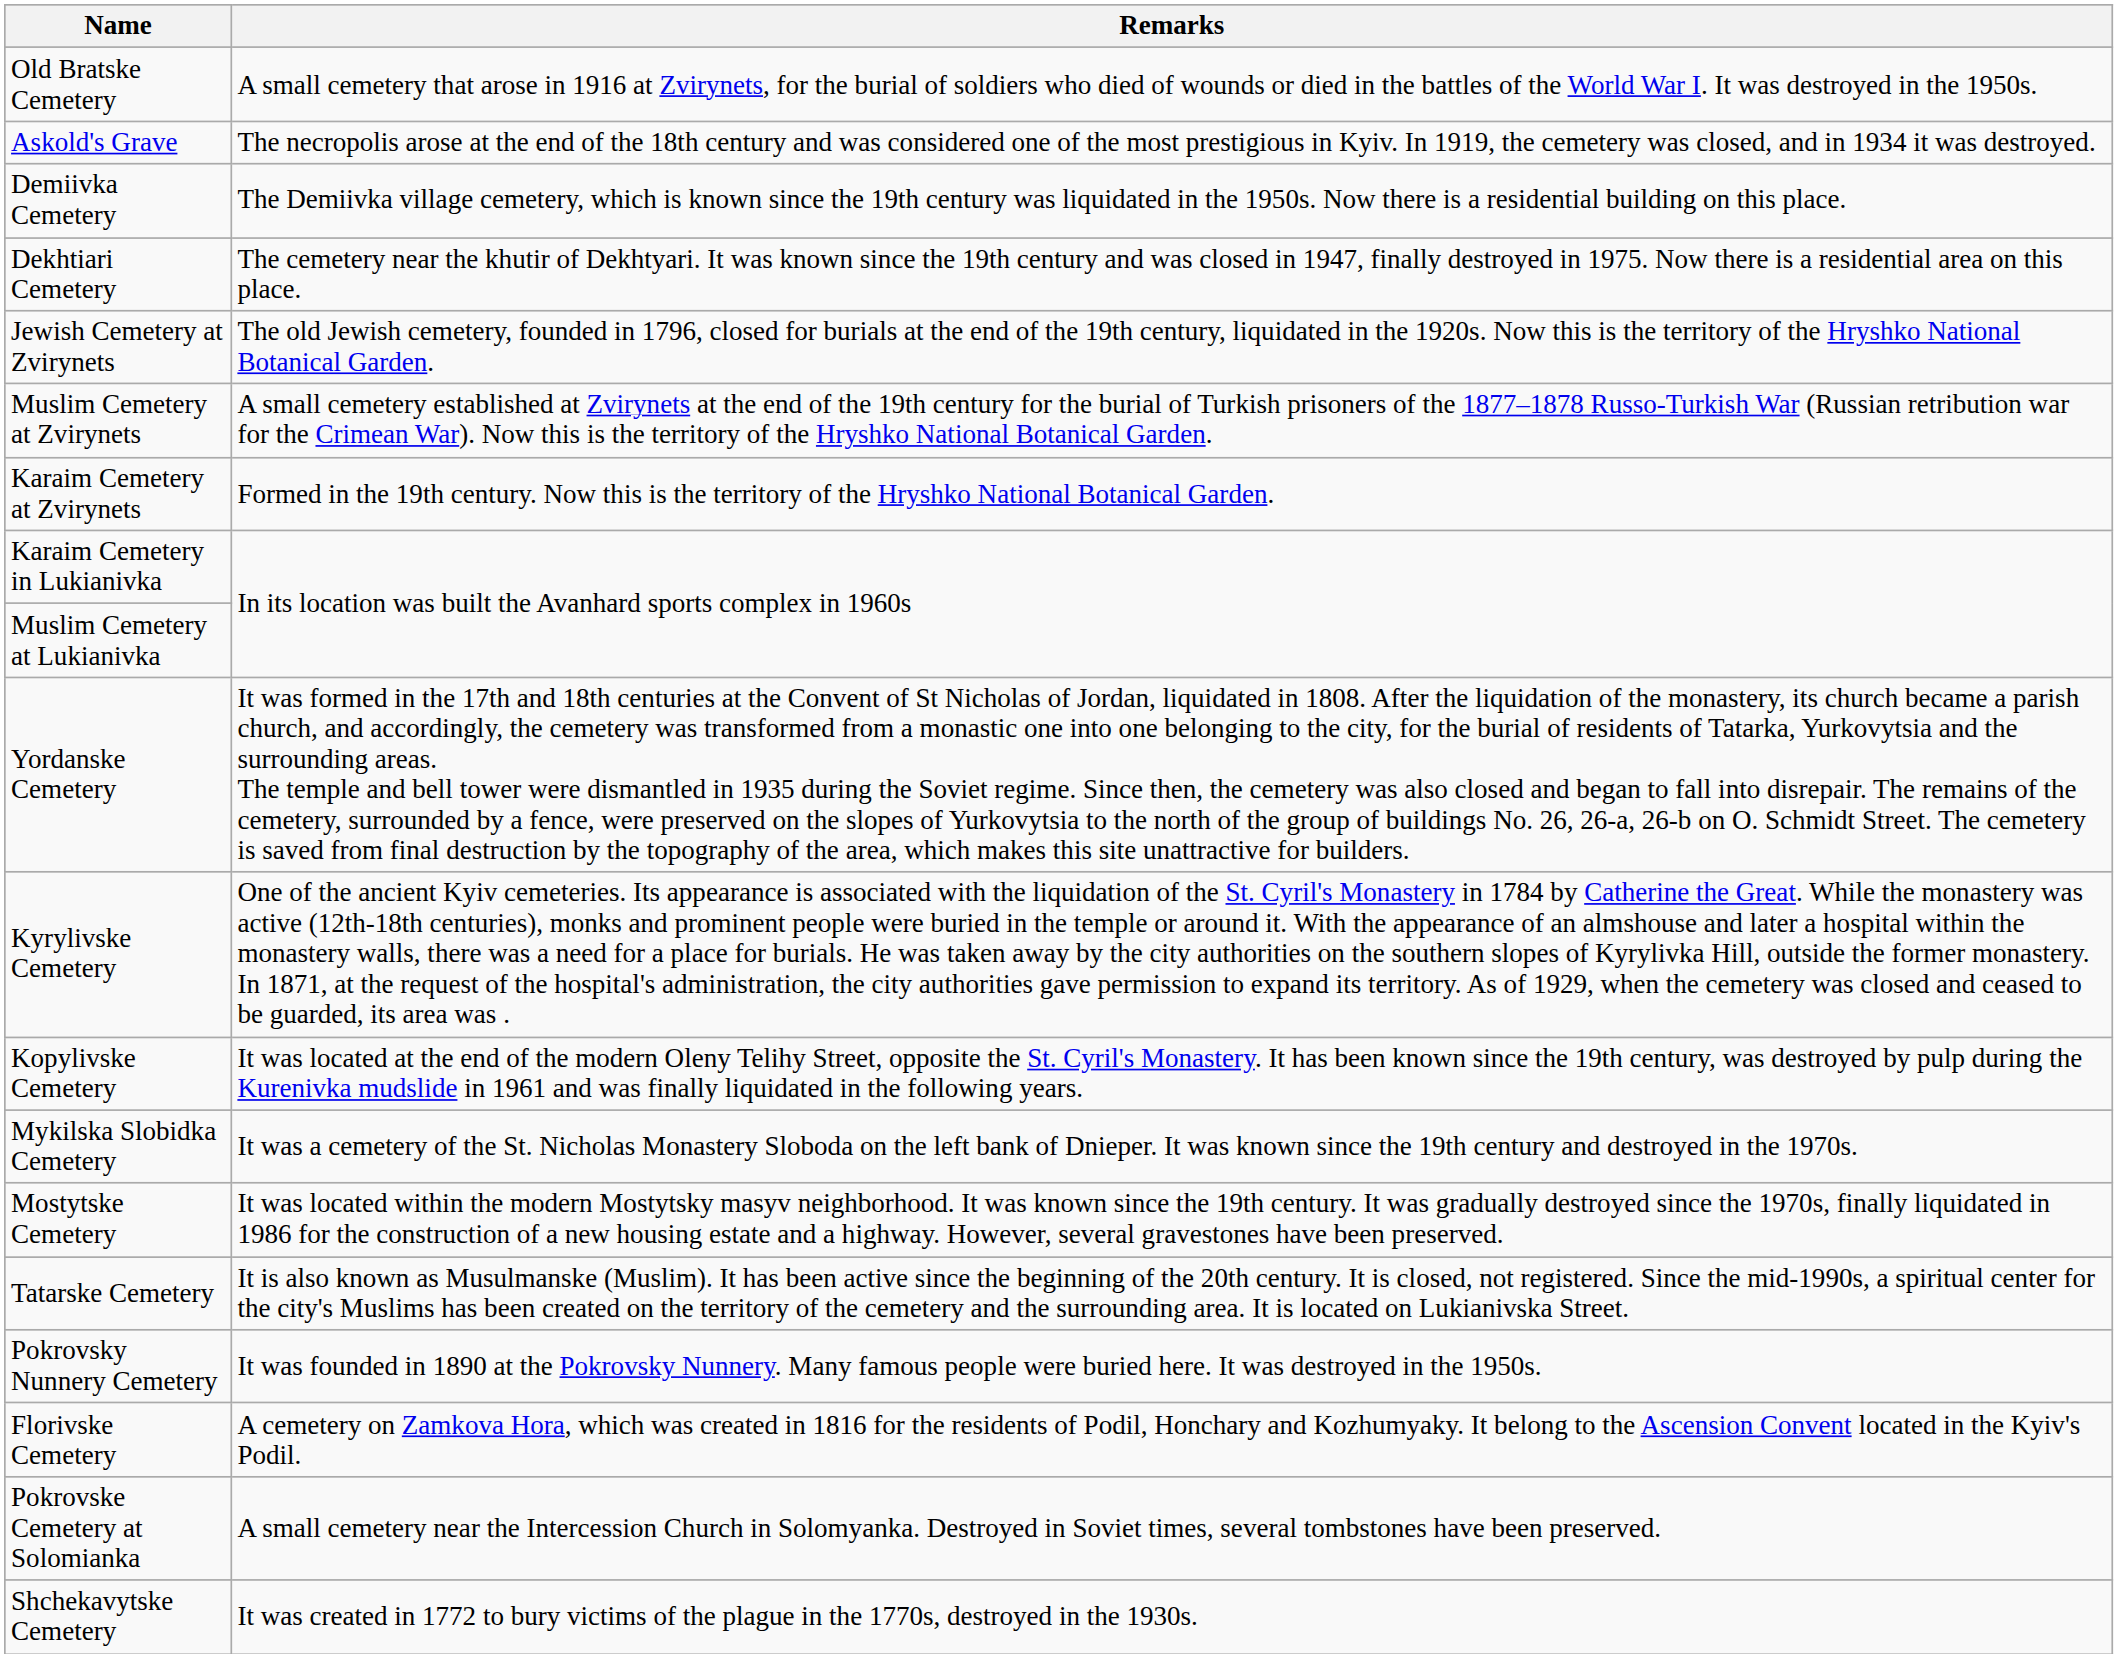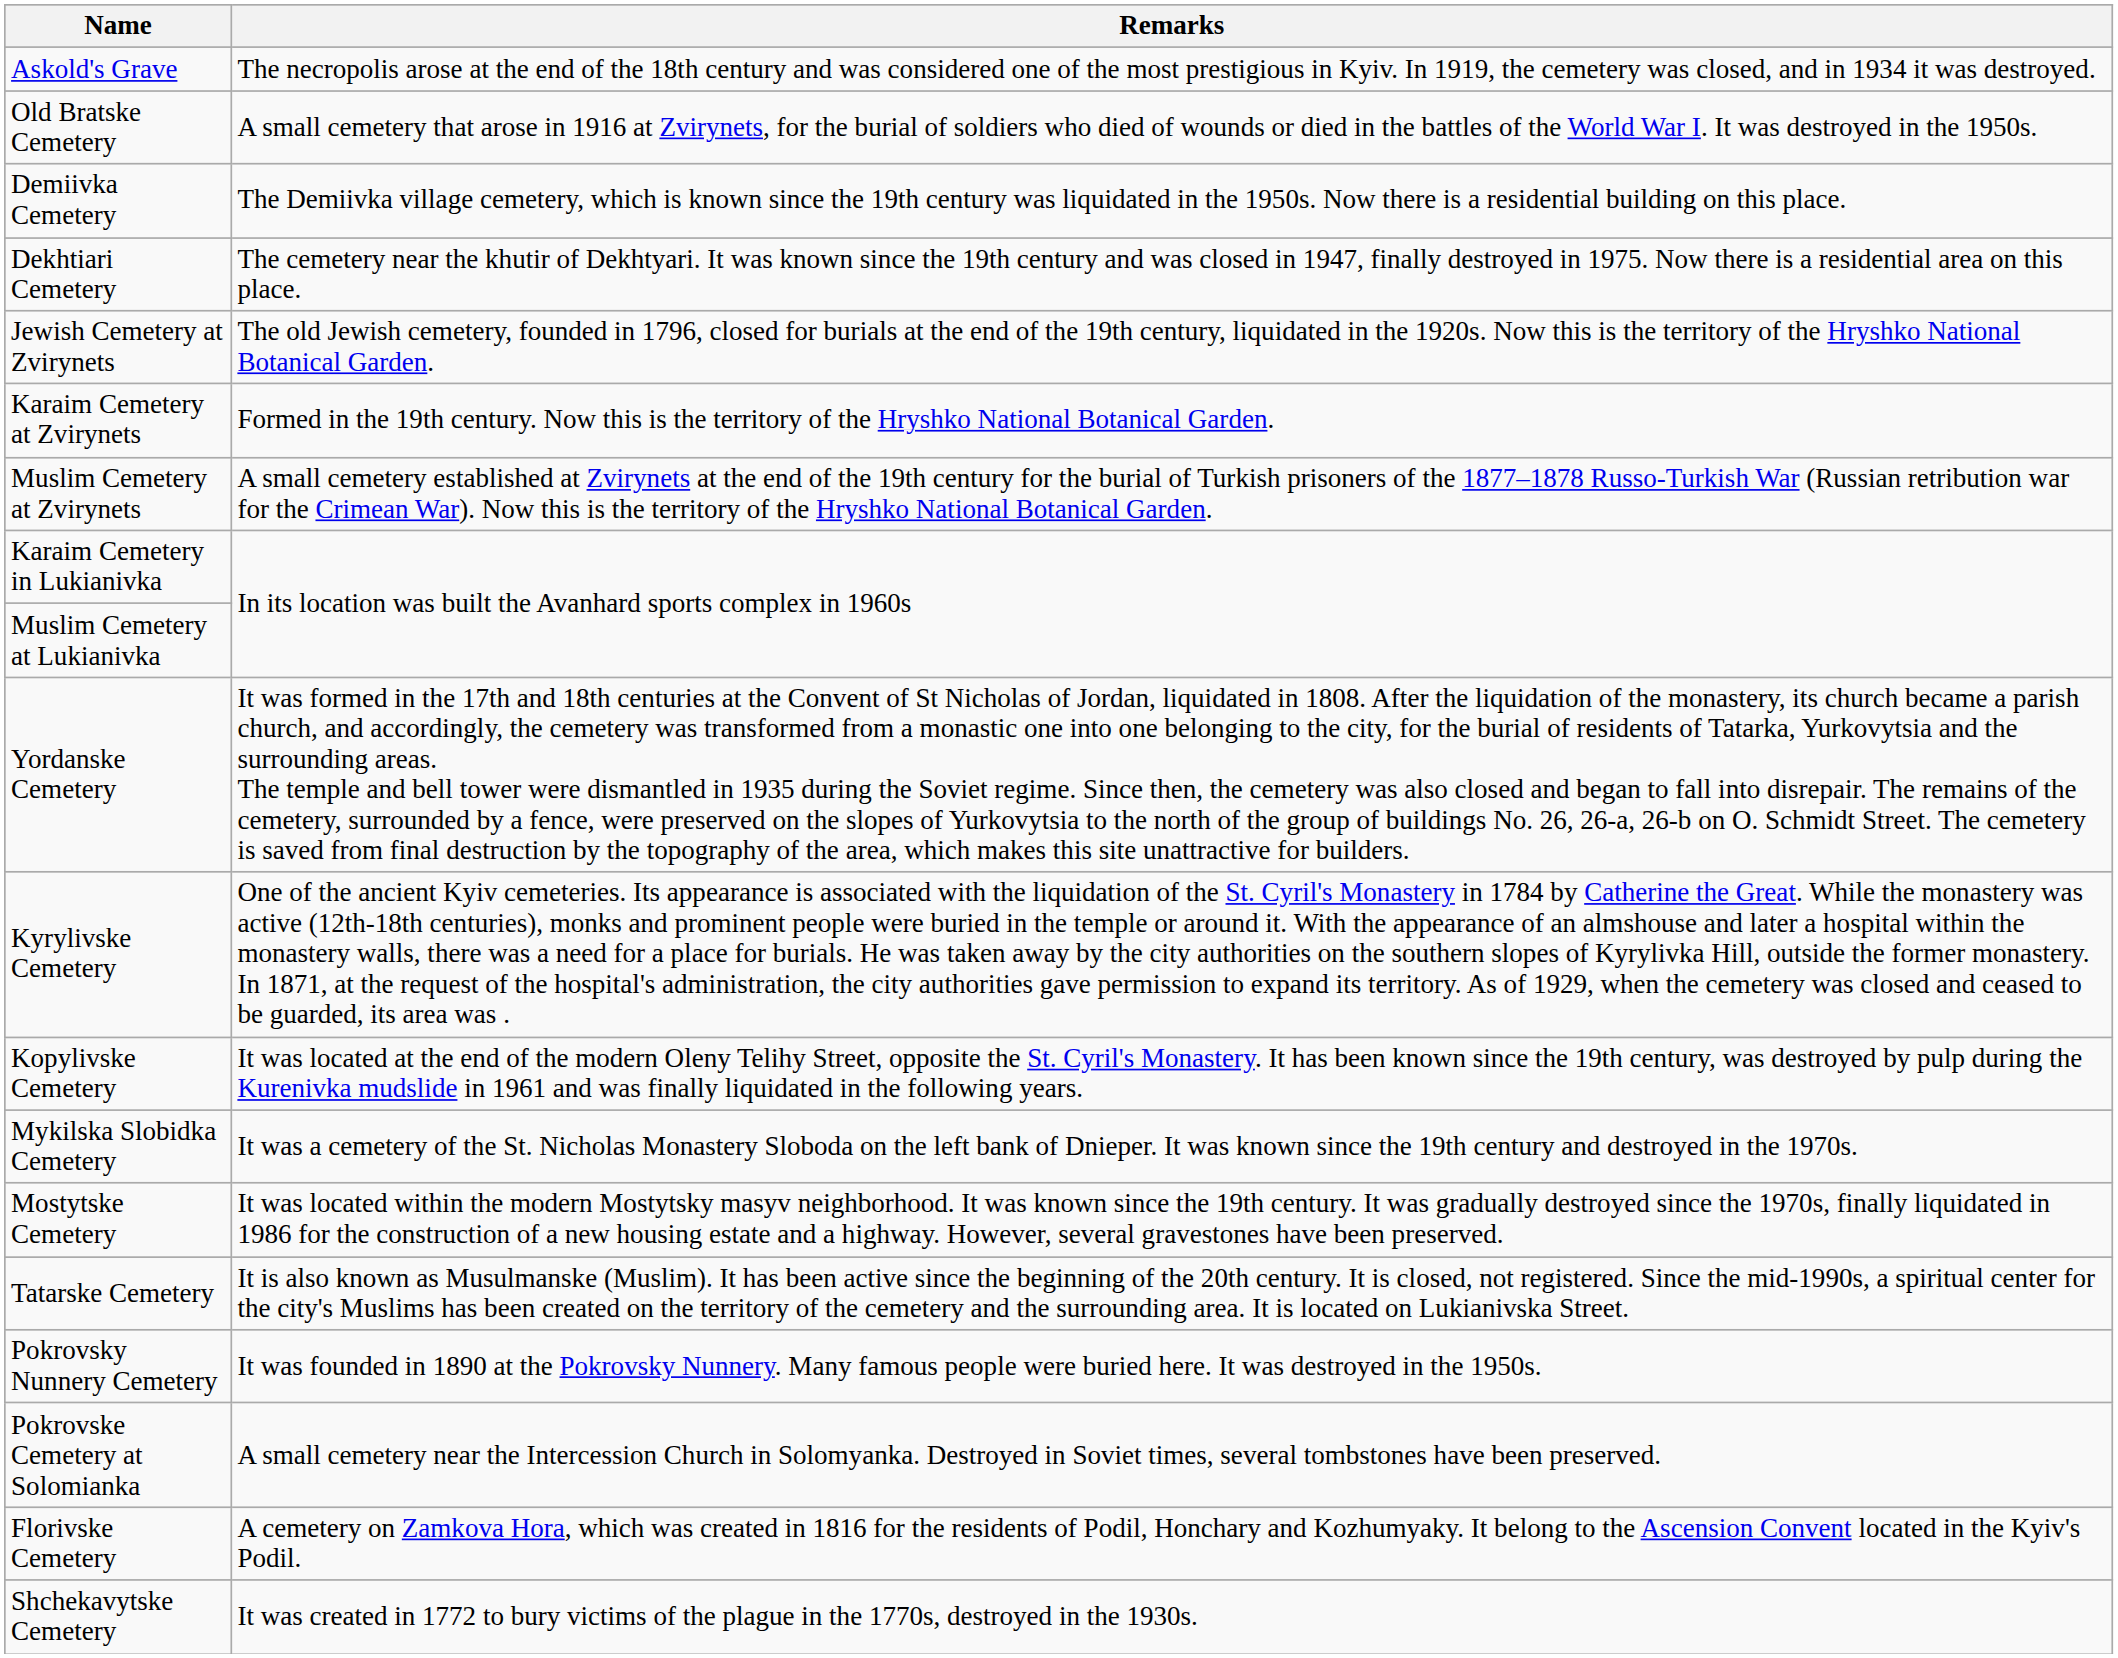rows swapped: (94, 142) <-> (76, 84)
rows swapped: (108, 493) <-> (109, 420)
rows swapped: (77, 1527) <-> (64, 1439)
